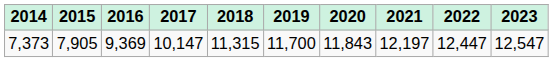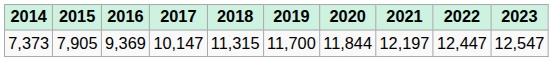(348, 43) 11,843 -> (348, 43) 11,844
